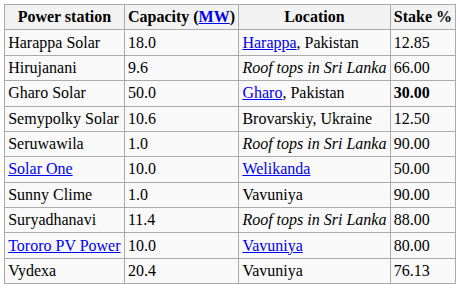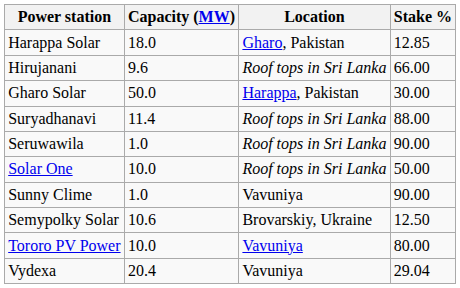(301, 42) Harappa, Pakistan -> (293, 42) Gharo, Pakistan
(293, 93) Gharo, Pakistan -> (301, 93) Harappa, Pakistan
(412, 93) bold -> (412, 93) normal
rows swapped: (64, 118) <-> (52, 220)
(276, 169) Welikanda -> (314, 169) Roof tops in Sri Lanka
(412, 270) 76.13 -> (412, 270) 29.04
